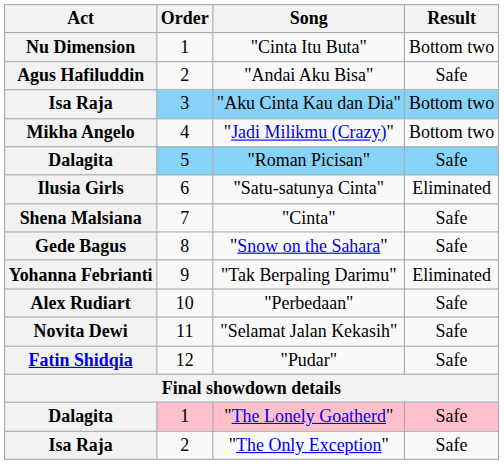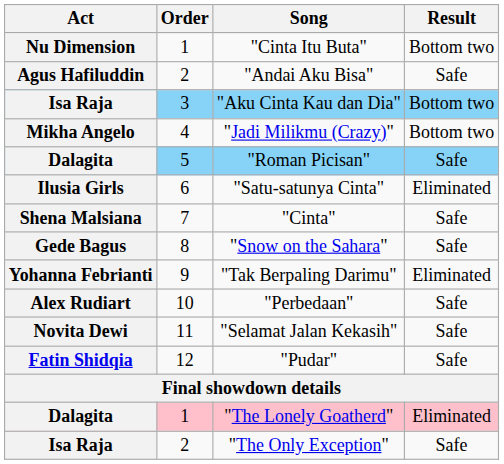(452, 416) Safe -> (452, 416) Eliminated
